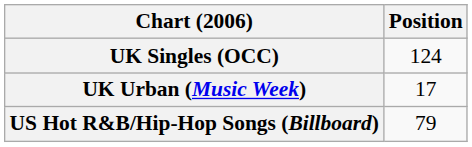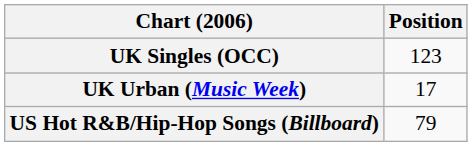(426, 55) 124 -> (426, 55) 123
